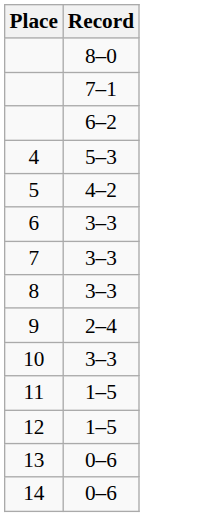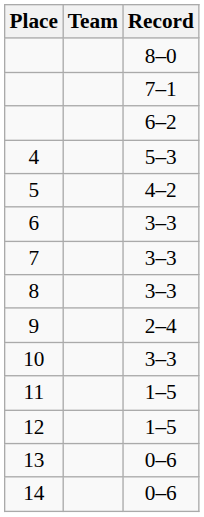+ column: (93, 21)
